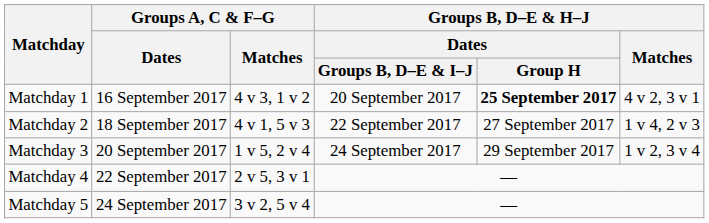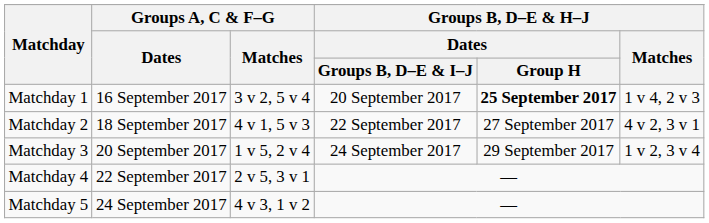(272, 97) 4 v 3, 1 v 2 -> (272, 97) 3 v 2, 5 v 4
(662, 97) 4 v 2, 3 v 1 -> (662, 97) 1 v 4, 2 v 3
(662, 124) 1 v 4, 2 v 3 -> (662, 124) 4 v 2, 3 v 1
(272, 204) 3 v 2, 5 v 4 -> (272, 204) 4 v 3, 1 v 2
